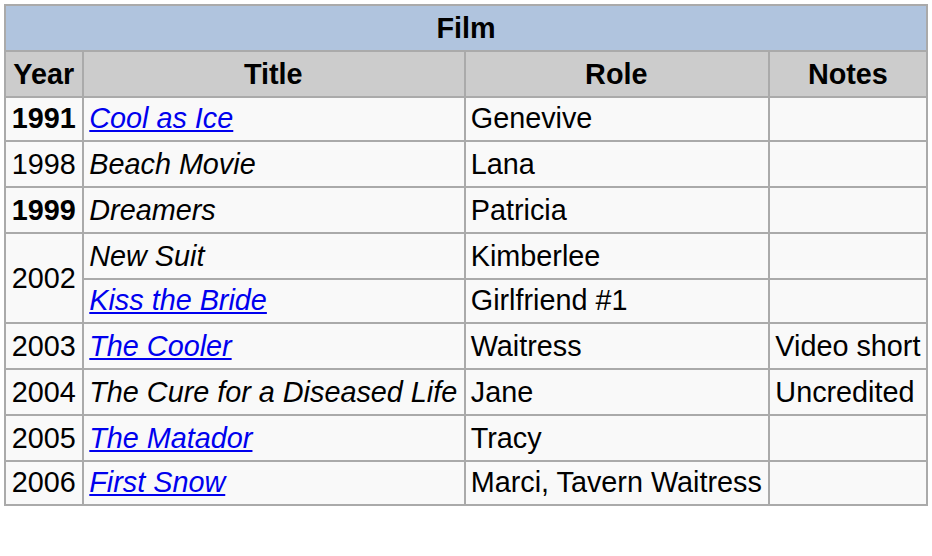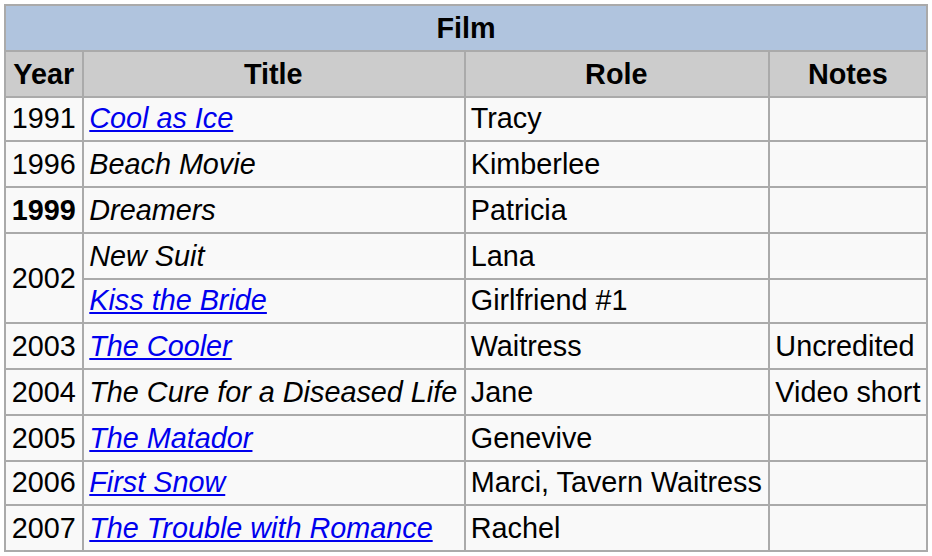(44, 119) bold -> (44, 119) normal
(532, 119) Genevive -> (506, 119) Tracy
(44, 165) 1998 -> (44, 165) 1996
(503, 165) Lana -> (536, 165) Kimberlee
(536, 256) Kimberlee -> (503, 256) Lana
(848, 347) Video short -> (845, 347) Uncredited
(845, 392) Uncredited -> (848, 392) Video short
(506, 438) Tracy -> (532, 438) Genevive
+ row: (261, 529)
